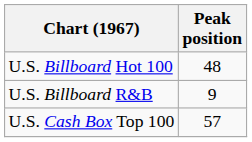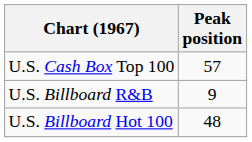rows swapped: (91, 66) <-> (91, 121)
